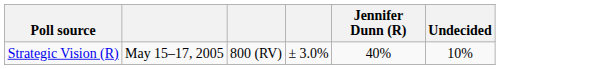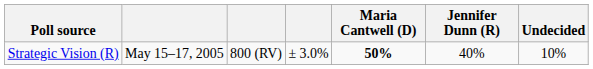+ column: (378, 23)
